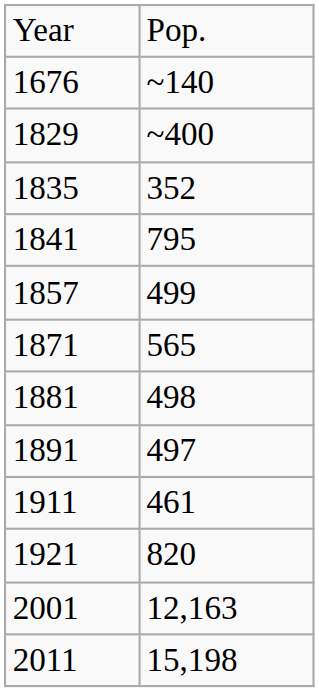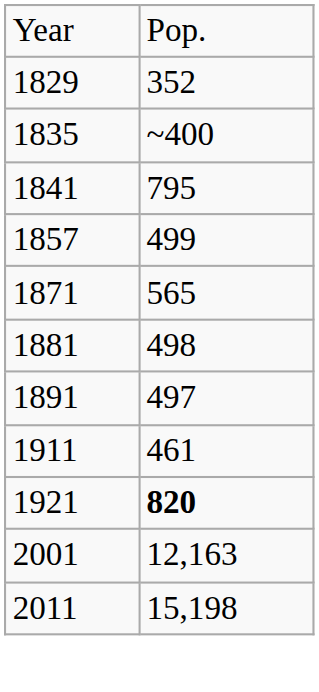- row: (46, 82)
(180, 134) ~400 -> (171, 82) 352
(171, 187) 352 -> (180, 134) ~400
(171, 554) normal -> (171, 502) bold
